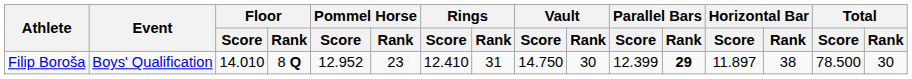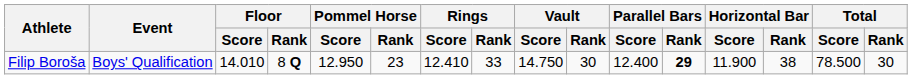(341, 63) 12.952 -> (341, 63) 12.950
(494, 63) 31 -> (494, 63) 33
(636, 63) 12.399 -> (636, 63) 12.400
(734, 63) 11.897 -> (734, 63) 11.900
